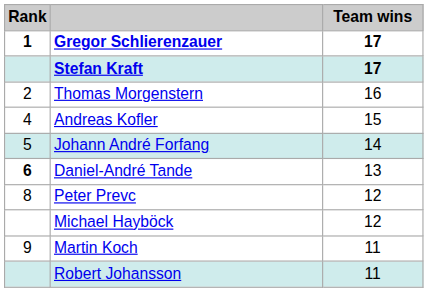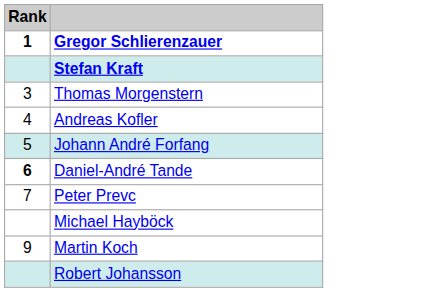- column: (373, 17)
(27, 94) 2 -> (27, 94) 3
(27, 196) 8 -> (27, 196) 7
